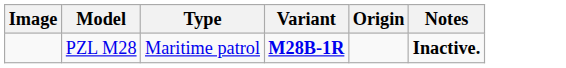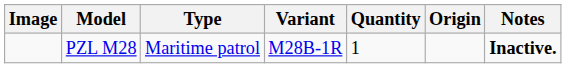+ column: (386, 18)
(306, 47) bold -> (305, 47) normal
